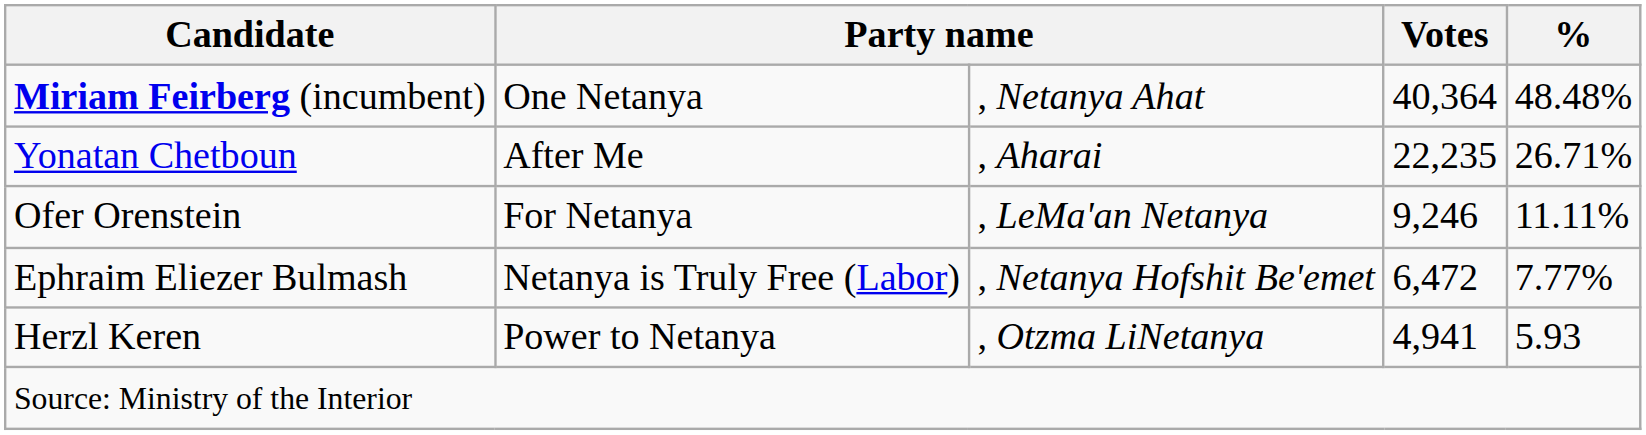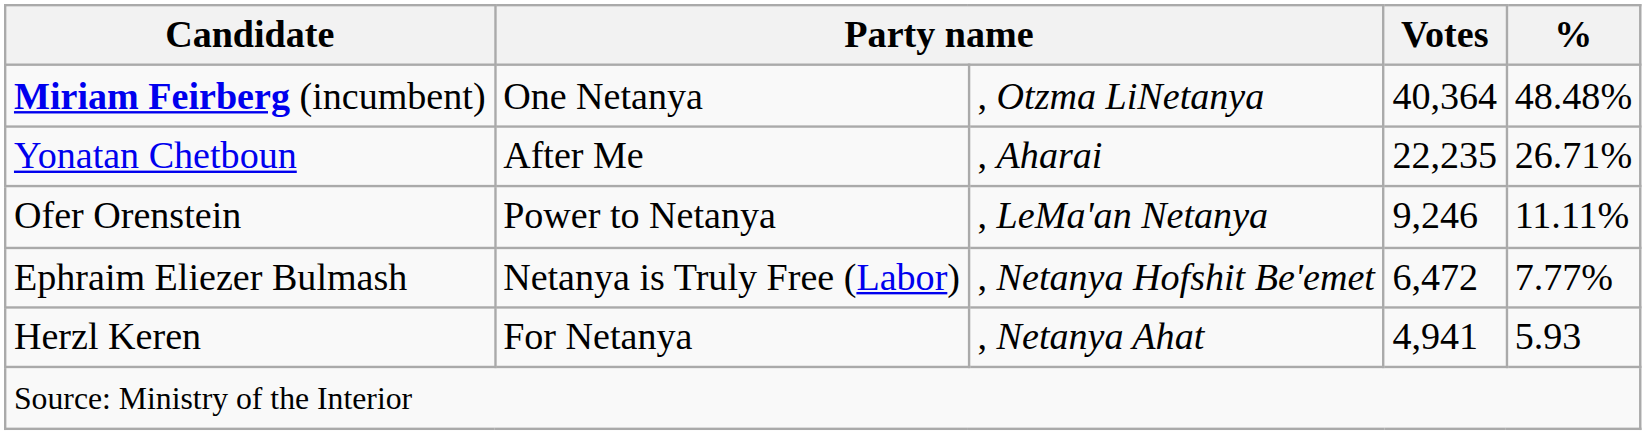(1091, 95) , Netanya Ahat -> (1121, 95) , Otzma LiNetanya
(598, 215) For Netanya -> (640, 215) Power to Netanya
(640, 336) Power to Netanya -> (598, 336) For Netanya
(1121, 336) , Otzma LiNetanya -> (1091, 336) , Netanya Ahat
